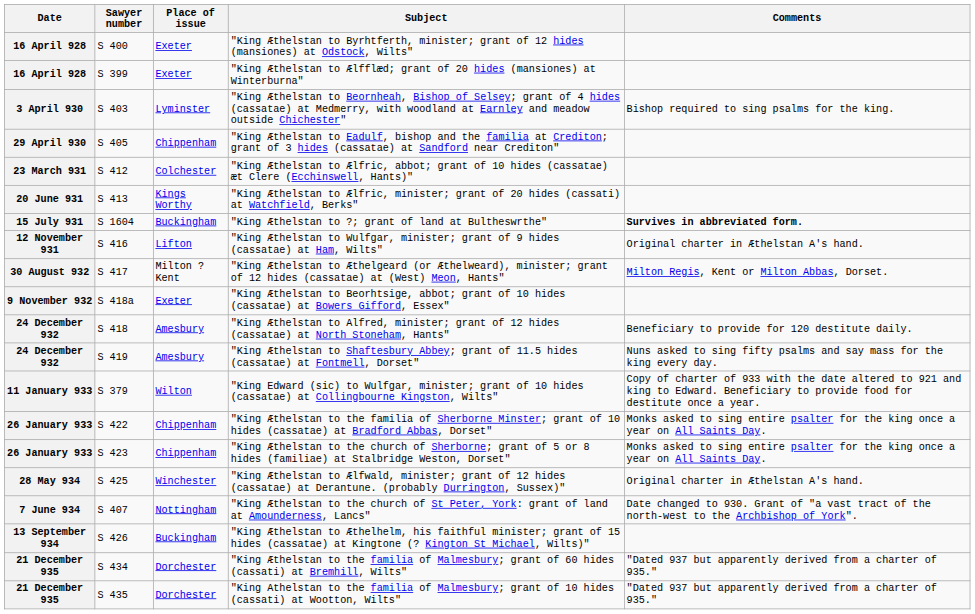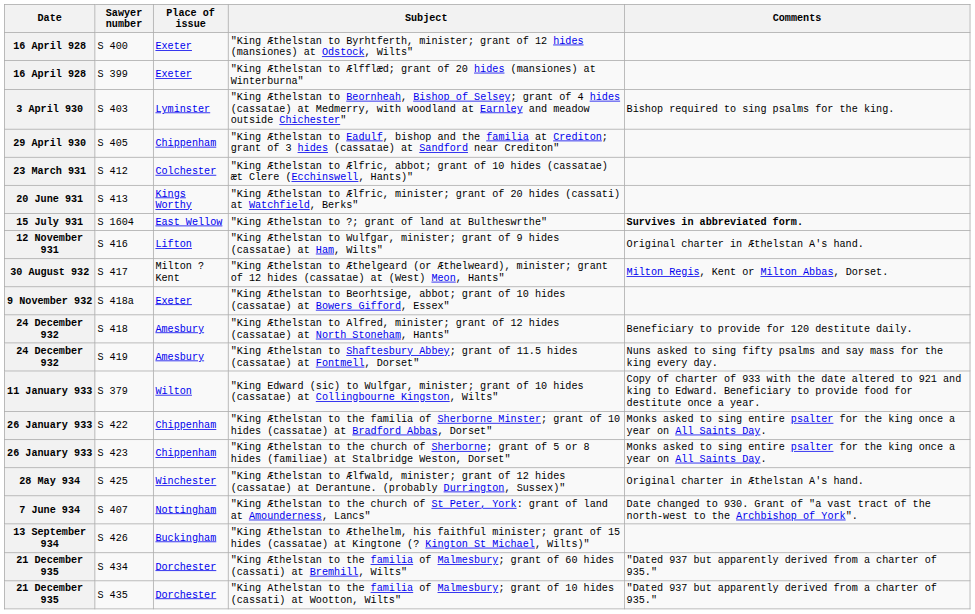(186, 222) Buckingham -> (189, 222) East Wellow
